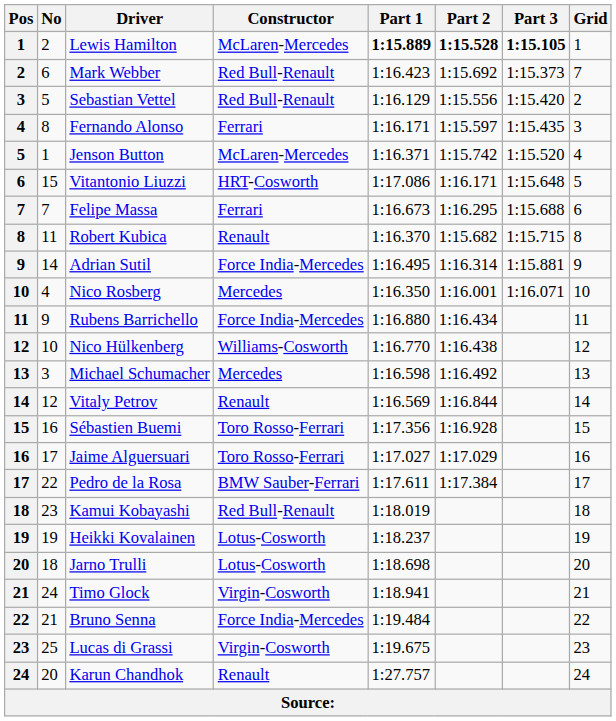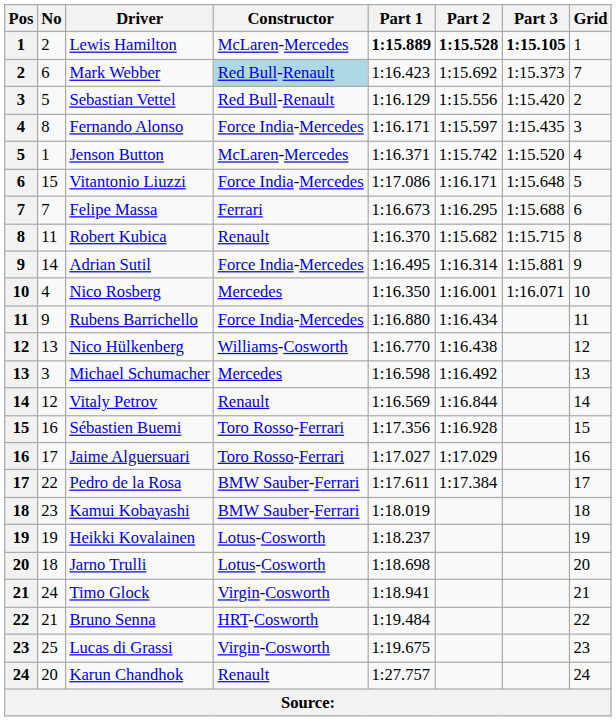(276, 72) no background -> (276, 72) lightblue background
(240, 127) Ferrari -> (291, 127) Force India-Mercedes
(268, 182) HRT-Cosworth -> (291, 182) Force India-Mercedes
(50, 346) 10 -> (50, 346) 13
(276, 510) Red Bull-Renault -> (289, 510) BMW Sauber-Ferrari
(291, 620) Force India-Mercedes -> (268, 620) HRT-Cosworth
